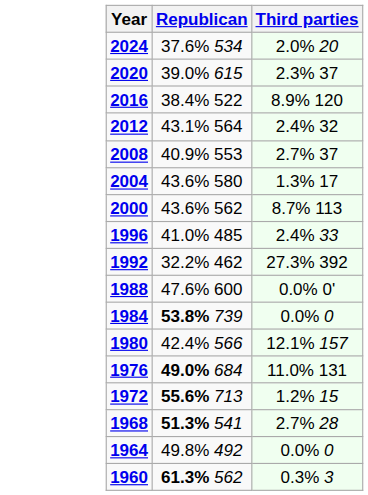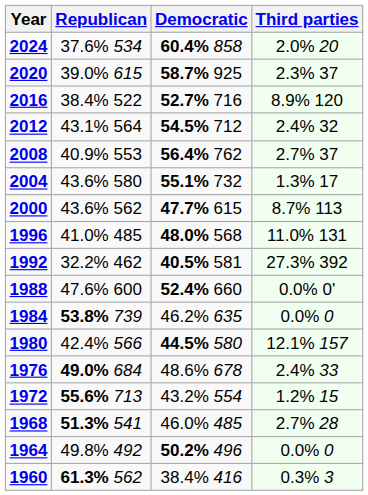+ column: (201, 19)
(307, 235) 2.4% 33 -> (307, 235) 11.0% 131
(307, 369) 11.0% 131 -> (307, 369) 2.4% 33
